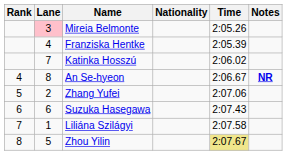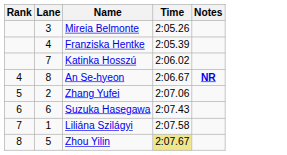- column: (181, 12)
(48, 28) pink background -> (48, 28) no background
